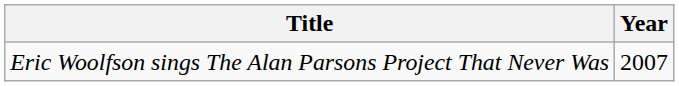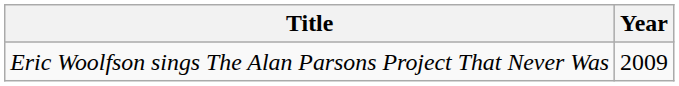(644, 61) 2007 -> (644, 61) 2009
